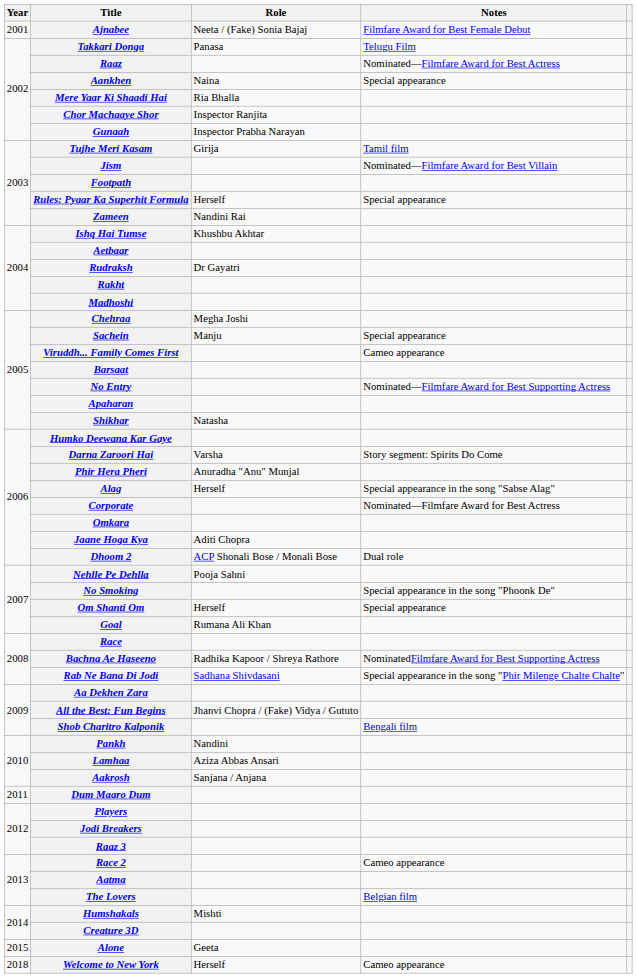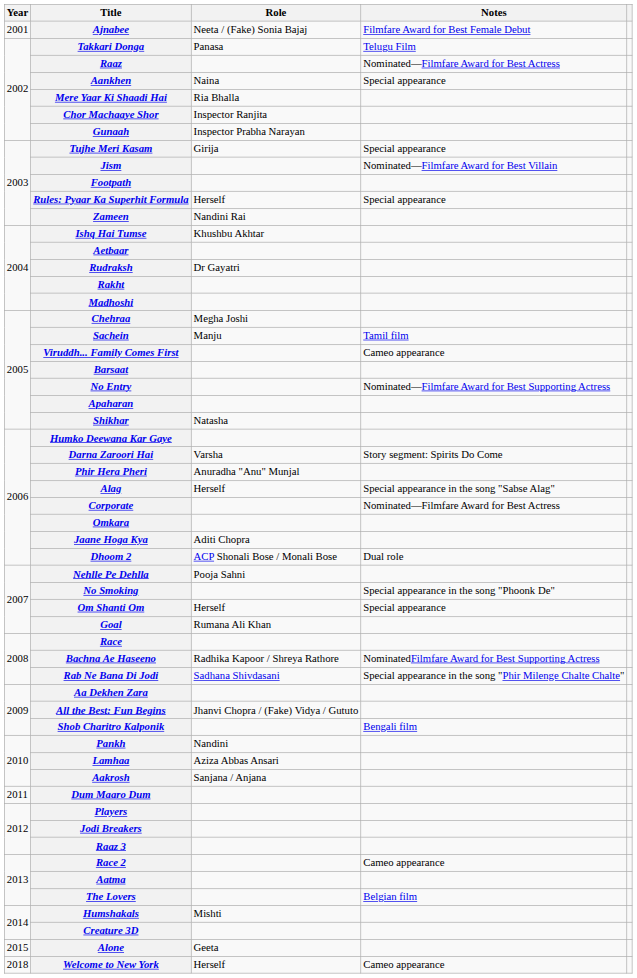(386, 149) Tamil film -> (404, 149) Special appearance
(404, 336) Special appearance -> (386, 336) Tamil film
